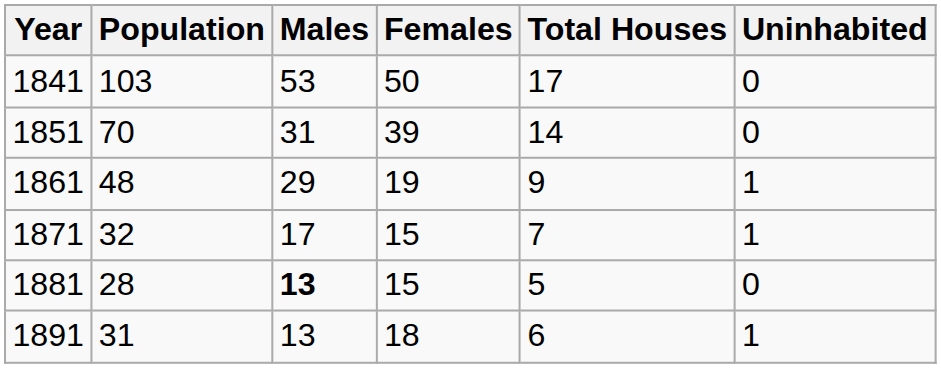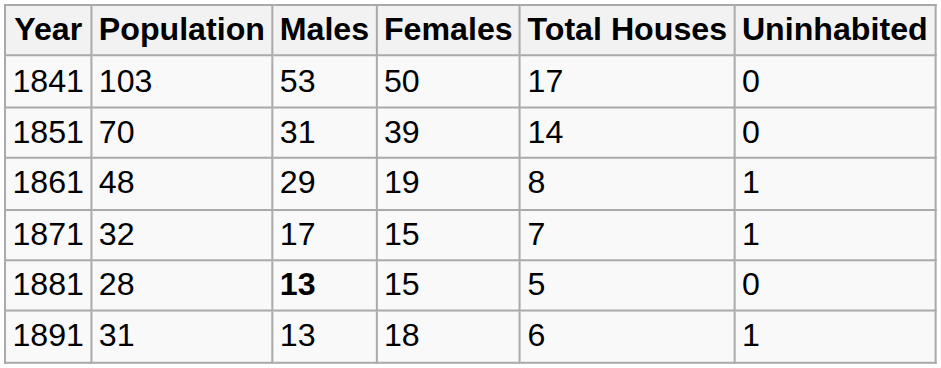(536, 183) 9 -> (536, 183) 8
